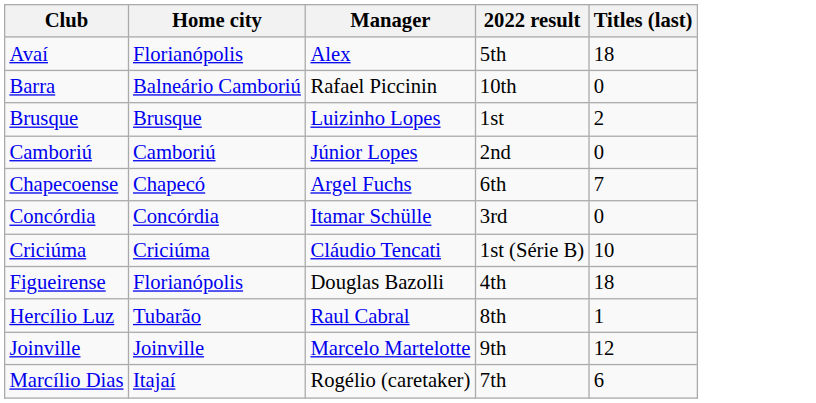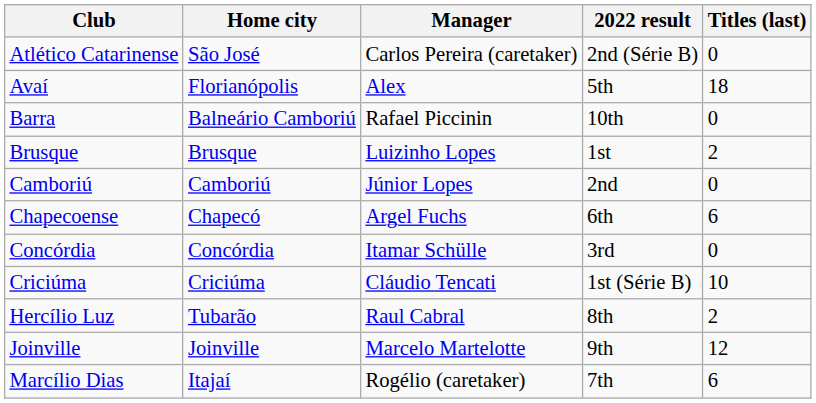+ row: (94, 53)
(599, 184) 7 -> (713, 217) 6
- row: (58, 282)
(599, 315) 1 -> (713, 315) 2
